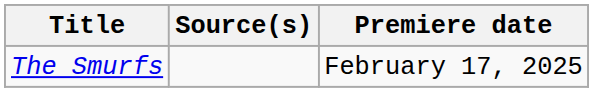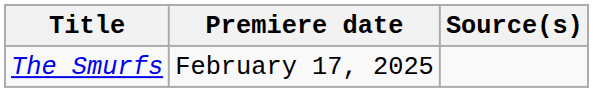columns swapped: (453, 26) <-> (244, 26)
